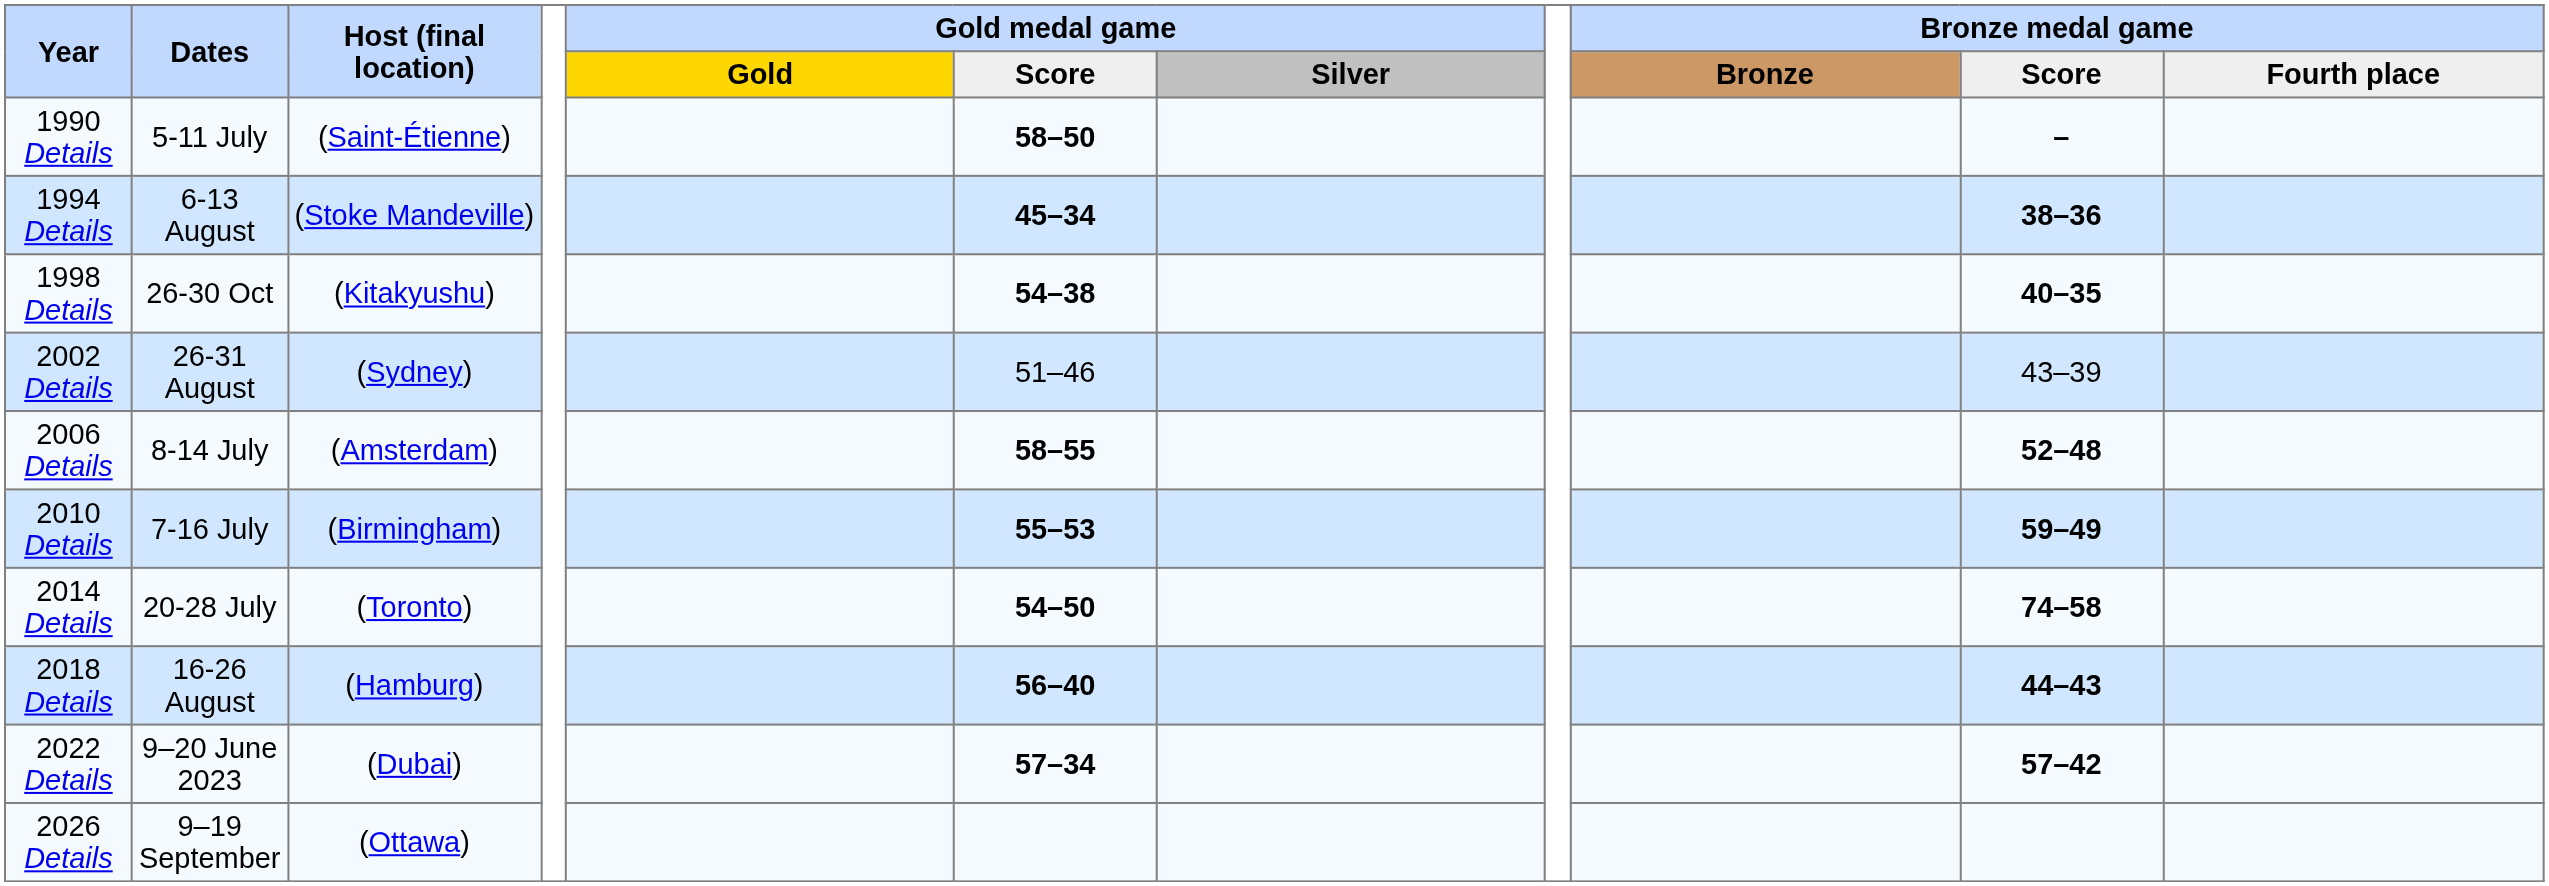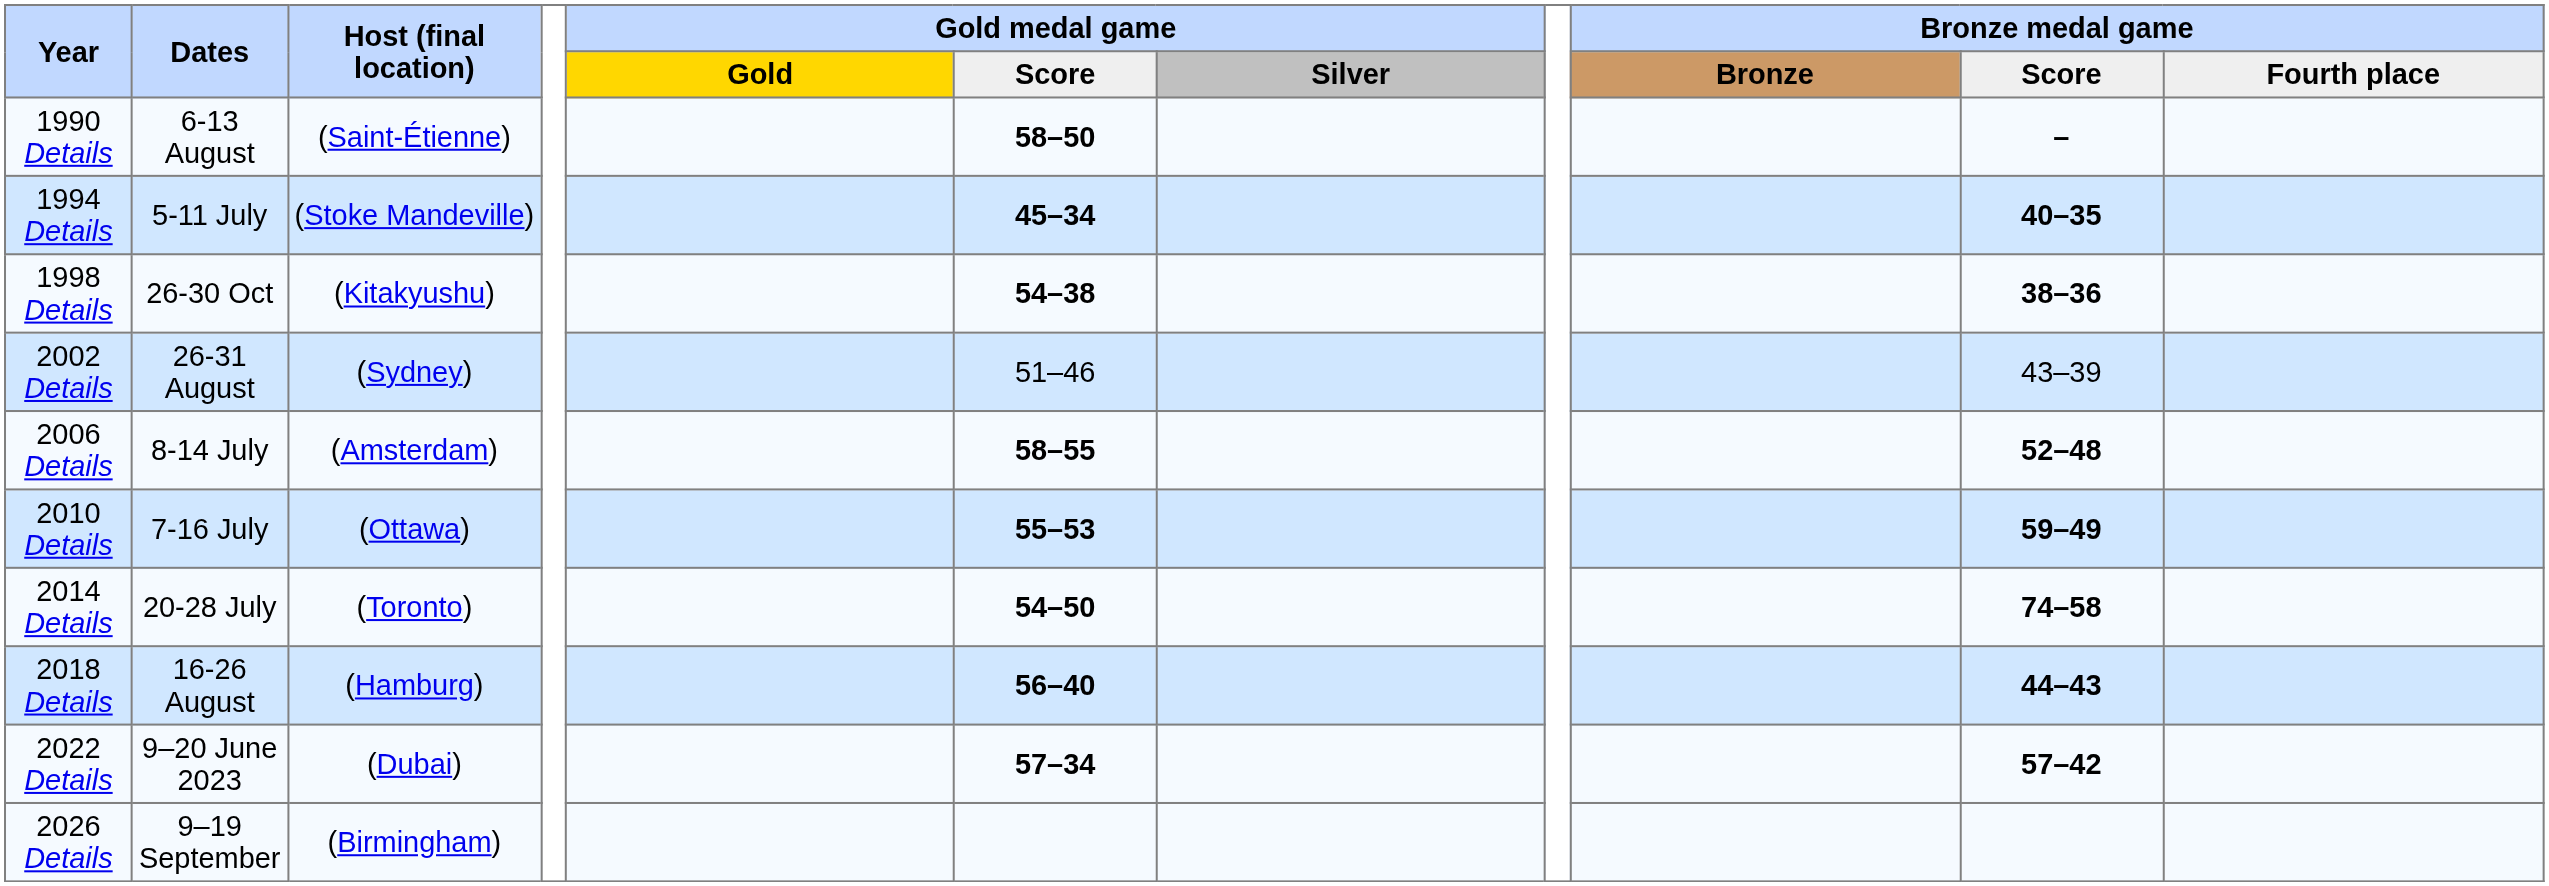(210, 137) 5-11 July -> (210, 137) 6-13 August
(210, 215) 6-13 August -> (210, 215) 5-11 July
(2061, 215) 38–36 -> (2061, 215) 40–35
(2061, 293) 40–35 -> (2061, 293) 38–36
(414, 529) (Birmingham) -> (414, 529) (Ottawa)
(414, 842) (Ottawa) -> (414, 842) (Birmingham)
